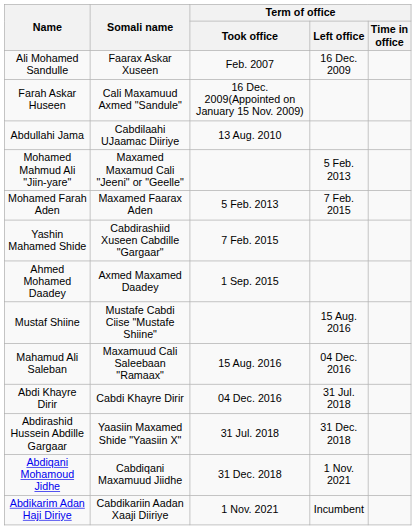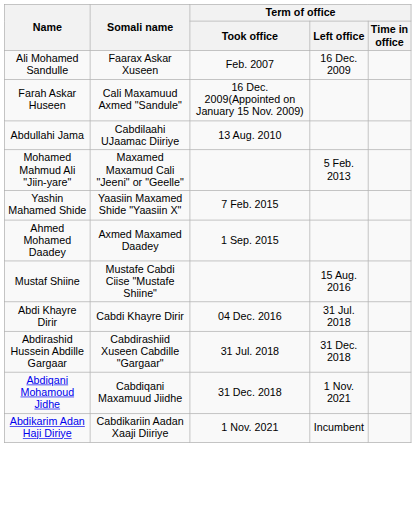- row: (47, 205)
(140, 240) Cabdirashiid Xuseen Cabdille "Gargaar" -> (140, 205) Yaasiin Maxamed Shide "Yaasiin X"
- row: (47, 363)
(140, 434) Yaasiin Maxamed Shide "Yaasiin X" -> (140, 351) Cabdirashiid Xuseen Cabdille "Gargaar"
